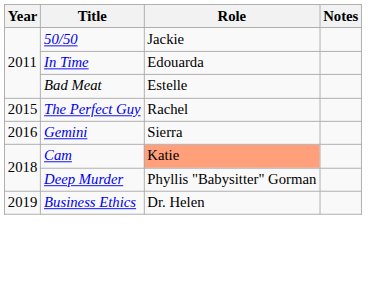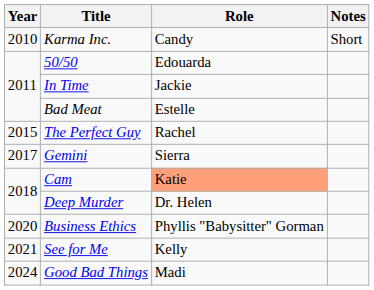+ row: (78, 39)
(166, 39) Jackie -> (183, 62) Edouarda
(176, 62) Edouarda -> (173, 86) Jackie
(23, 132) 2016 -> (23, 156) 2017
(232, 179) Phyllis "Babysitter" Gorman -> (183, 202) Dr. Helen
(23, 202) 2019 -> (23, 226) 2020
(176, 202) Dr. Helen -> (239, 226) Phyllis "Babysitter" Gorman
+ row: (76, 249)
+ row: (96, 272)
